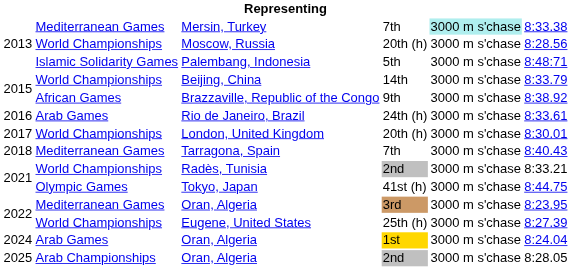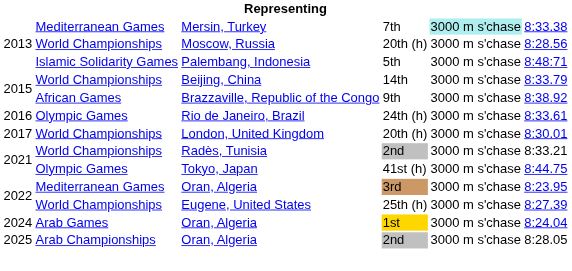(72, 115) Arab Games -> (82, 115) Olympic Games
- row: (231, 151)
